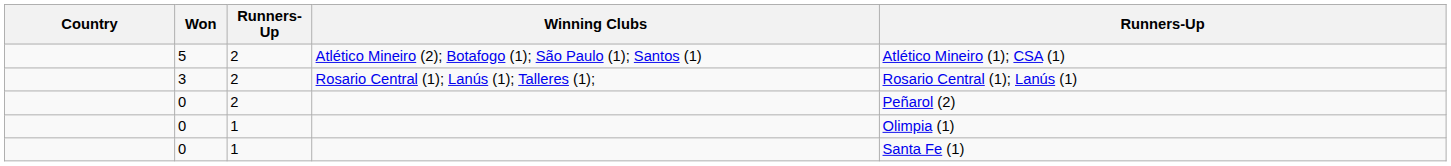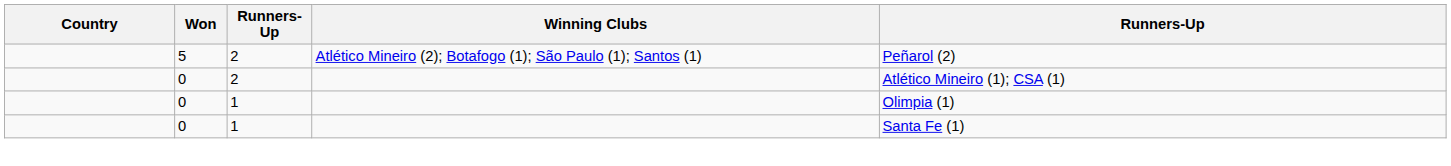(974, 56) Atlético Mineiro (1); CSA (1) -> (919, 56) Peñarol (2)
- row: (182, 79)
(919, 102) Peñarol (2) -> (974, 79) Atlético Mineiro (1); CSA (1)
